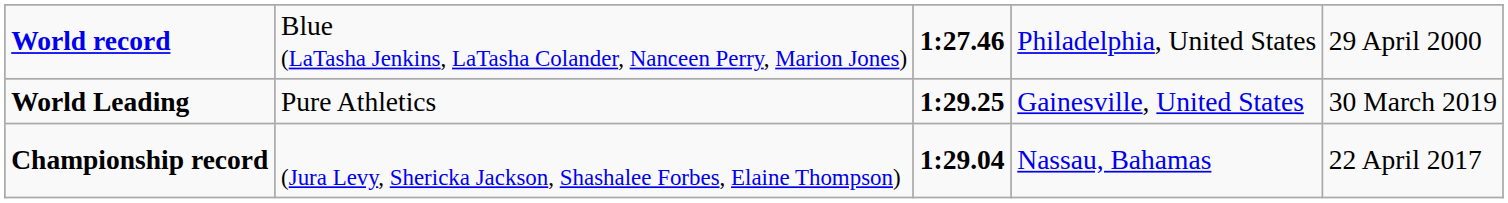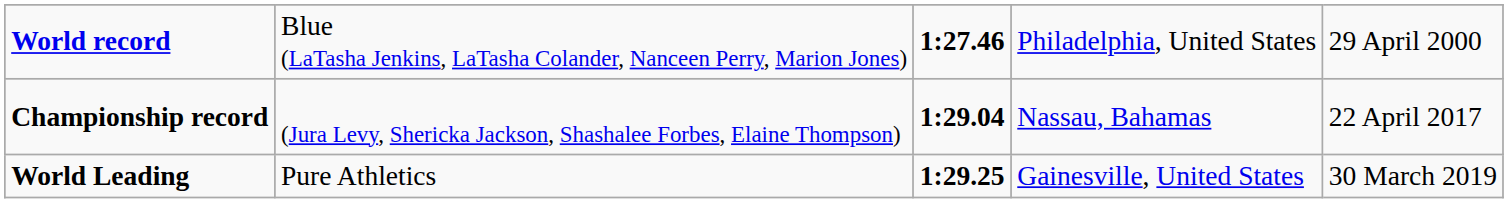rows swapped: (140, 160) <-> (100, 100)
